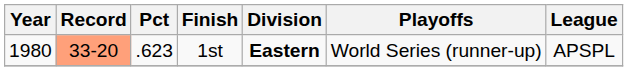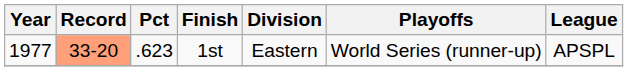(30, 50) 1980 -> (30, 50) 1977
(285, 50) bold -> (285, 50) normal
